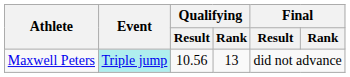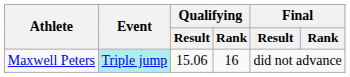(192, 61) 10.56 -> (192, 61) 15.06
(232, 61) 13 -> (232, 61) 16
